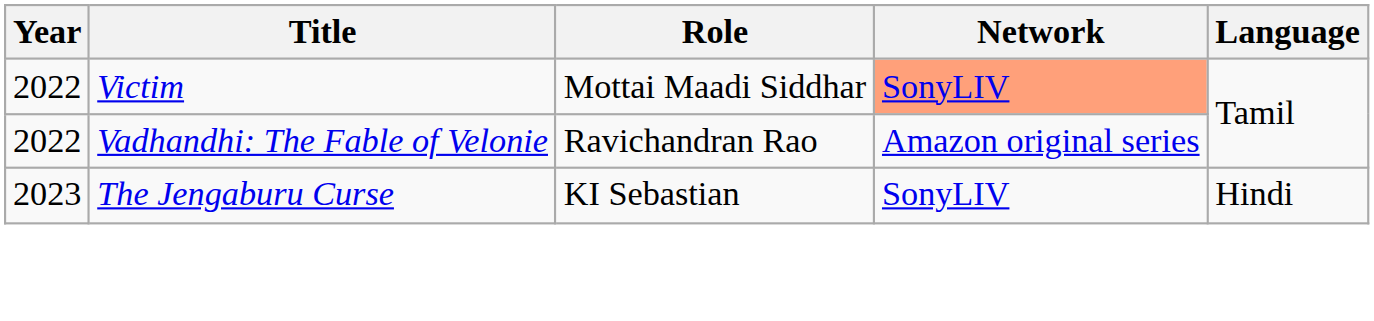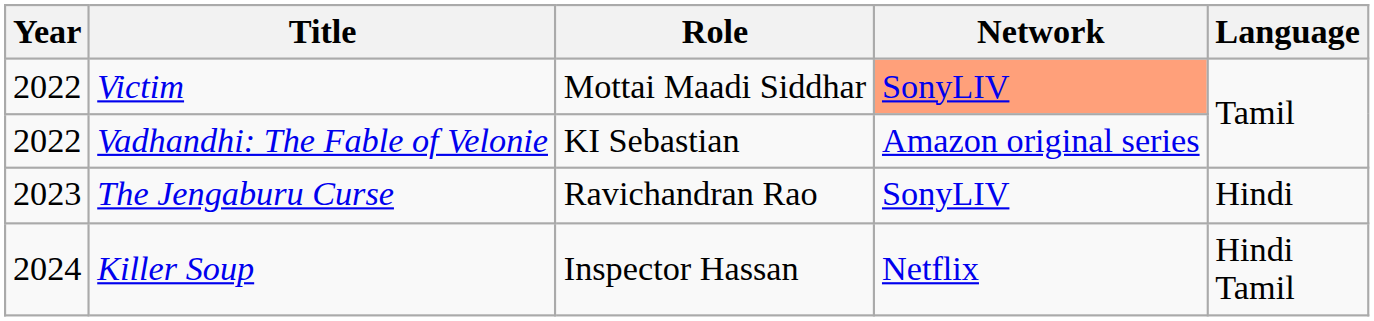(691, 140) Ravichandran Rao -> (652, 140) KI Sebastian
(652, 194) KI Sebastian -> (691, 194) Ravichandran Rao
+ row: (176, 268)
